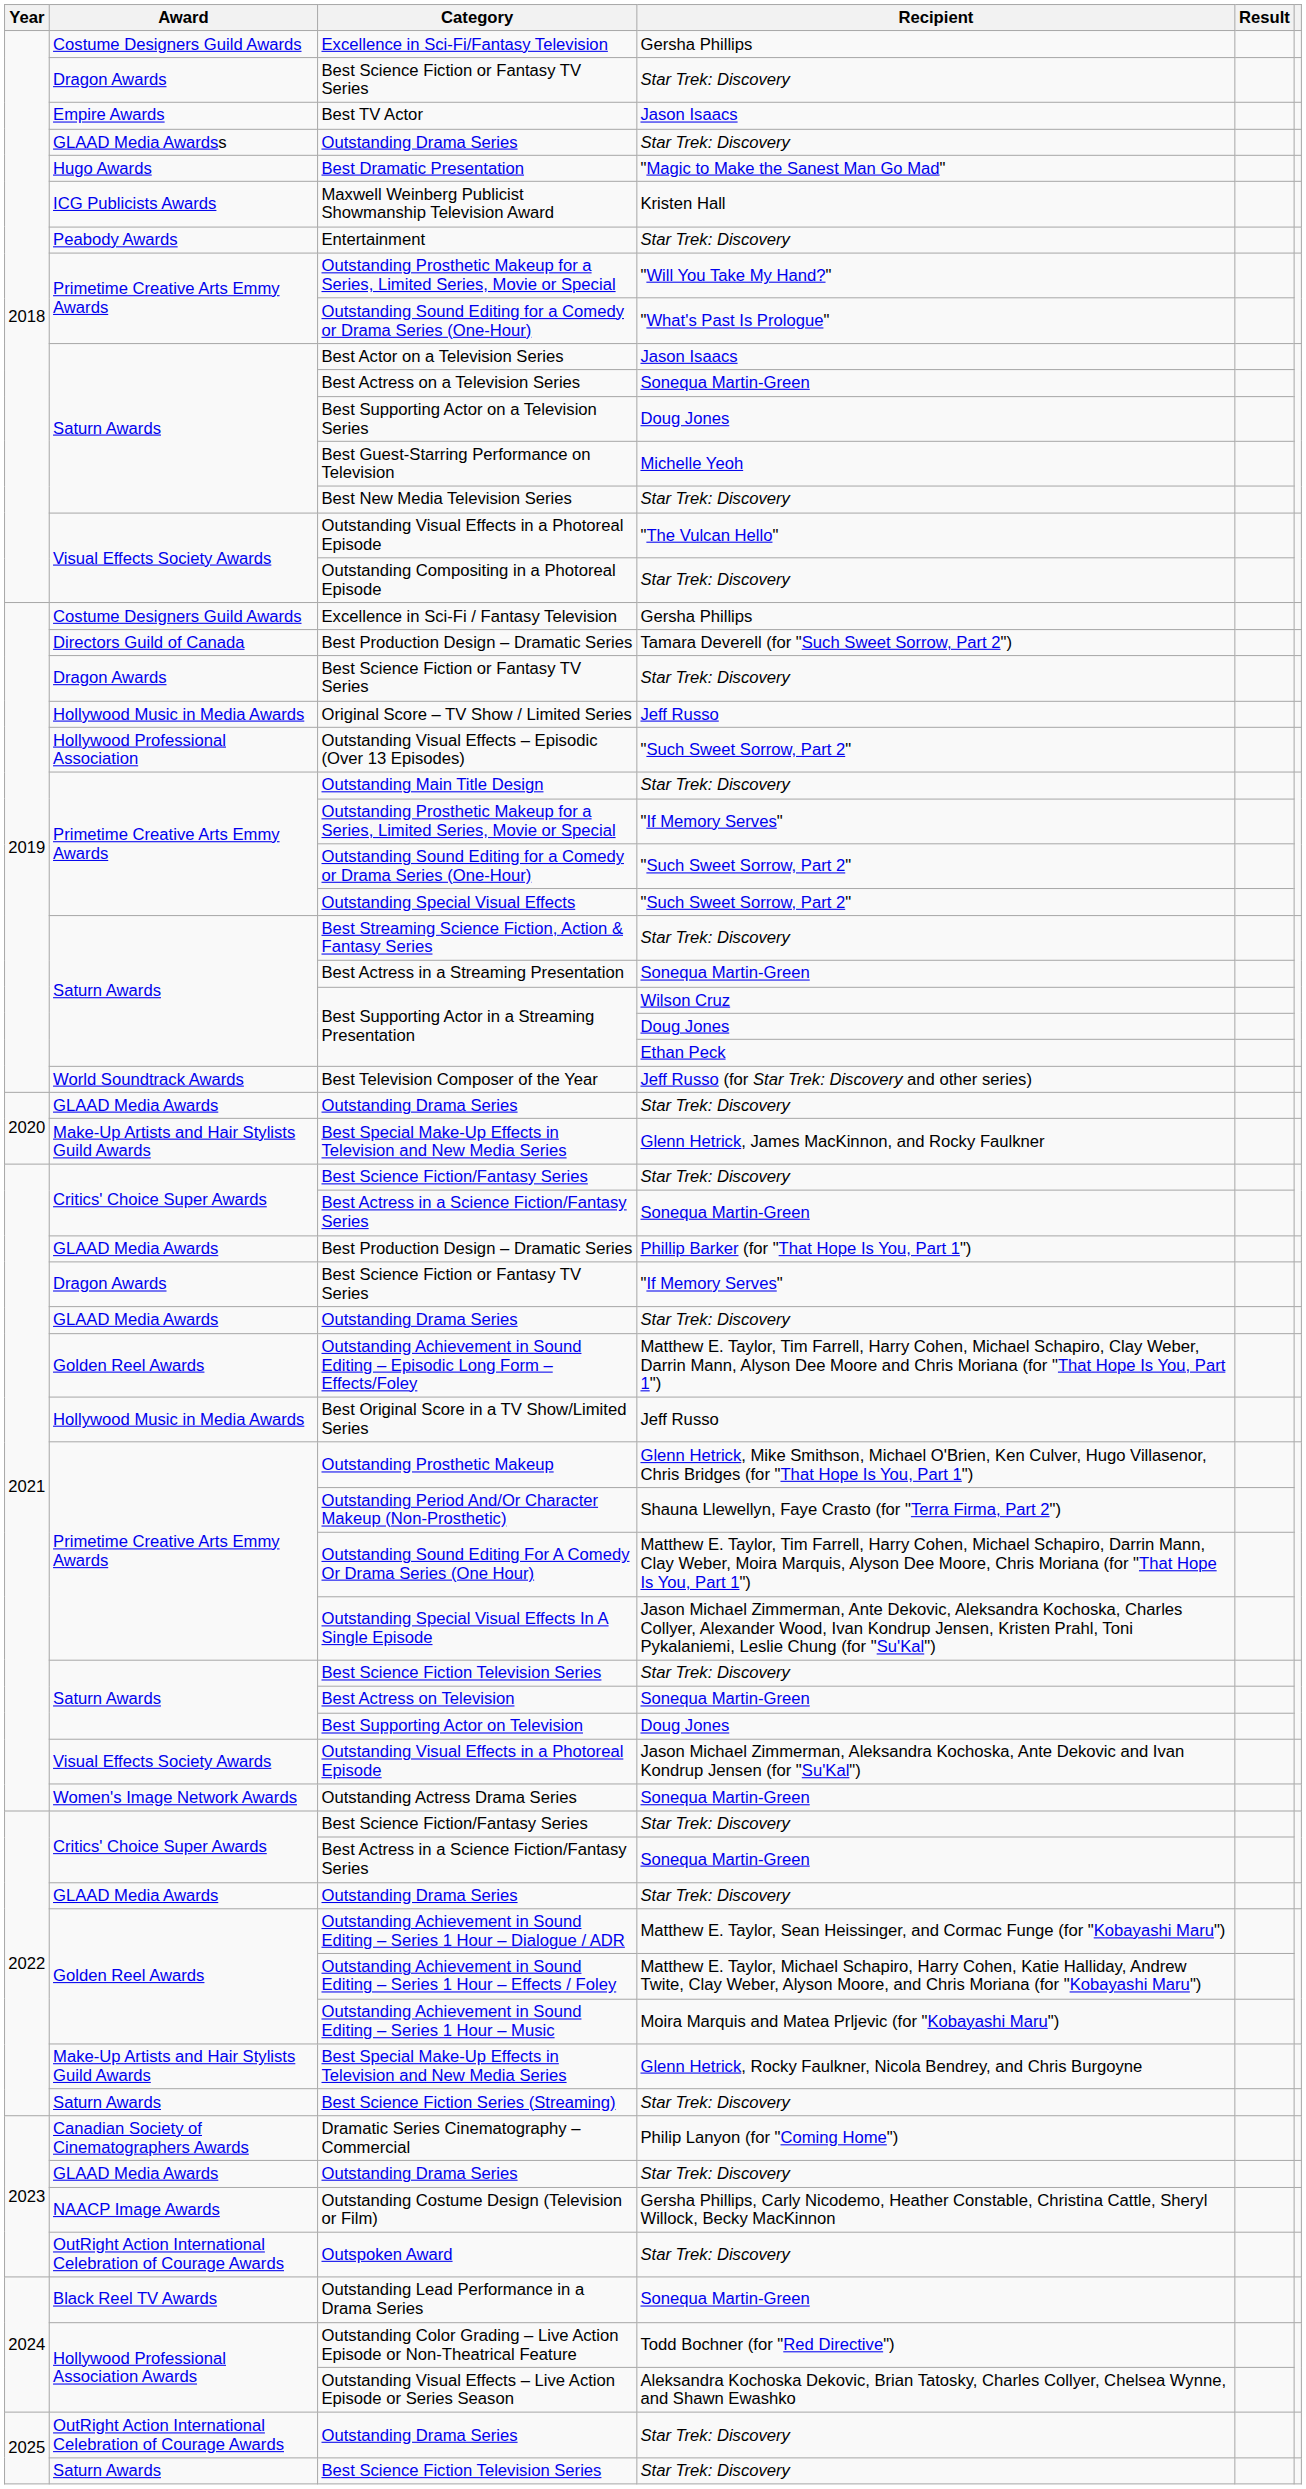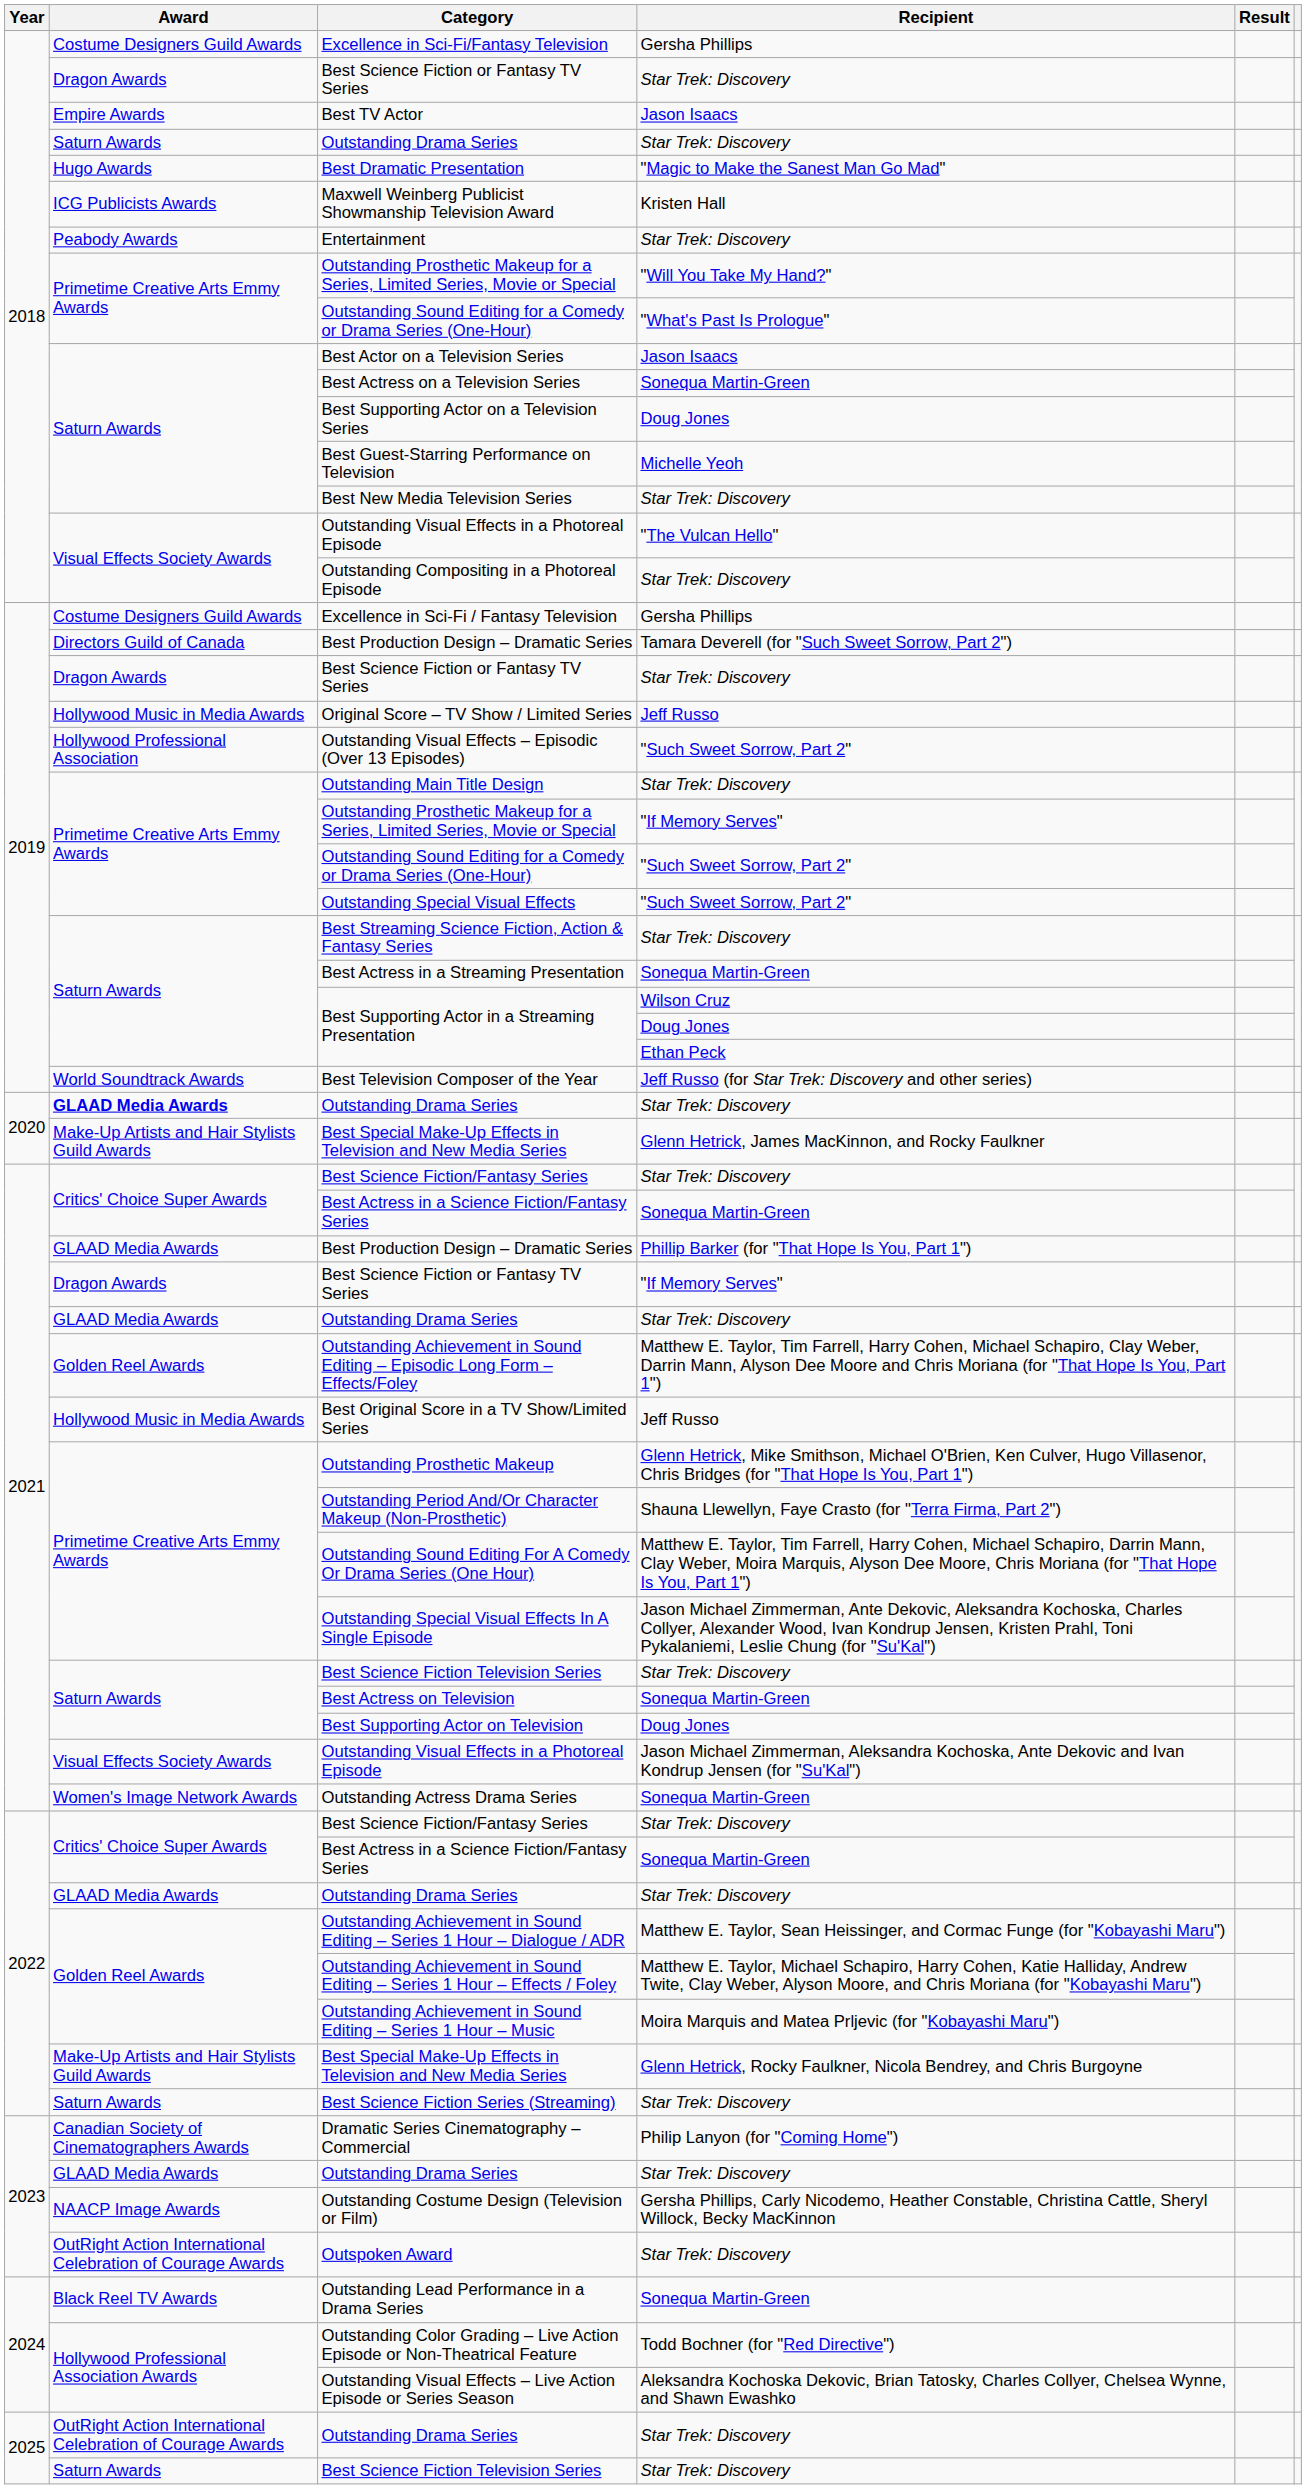(140, 141) GLAAD Media Awardss -> (107, 141) Saturn Awards
(136, 1105) normal -> (140, 1105) bold
